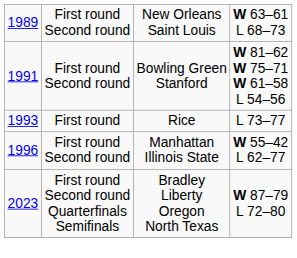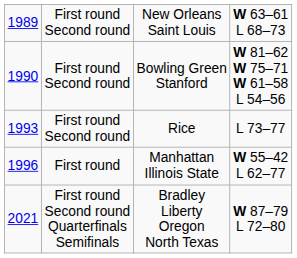(23, 75) 1991 -> (23, 75) 1990
(87, 120) First round -> (87, 128) First round Second round
(87, 150) First round Second round -> (87, 166) First round
(23, 203) 2023 -> (23, 218) 2021
